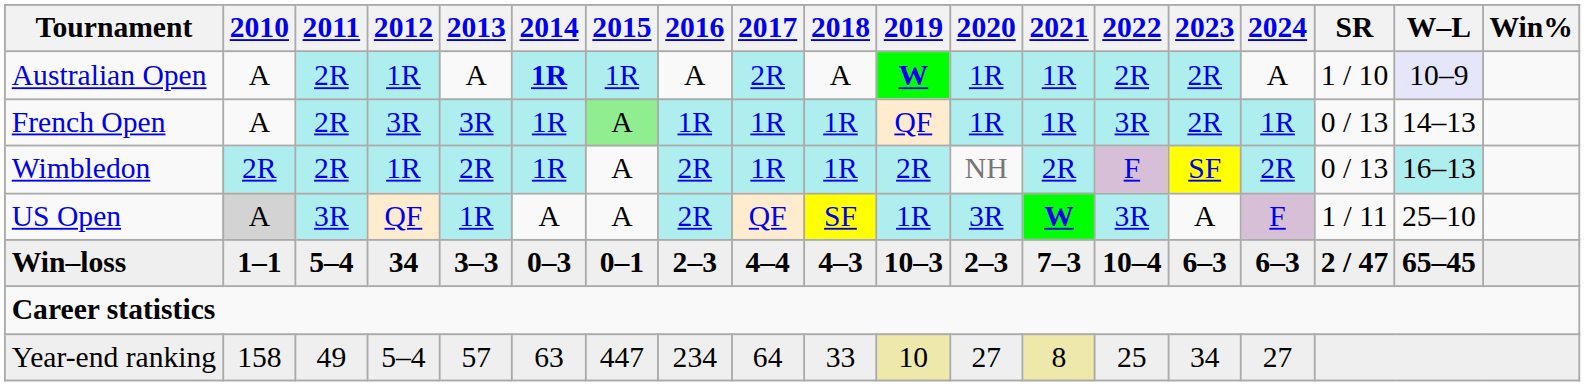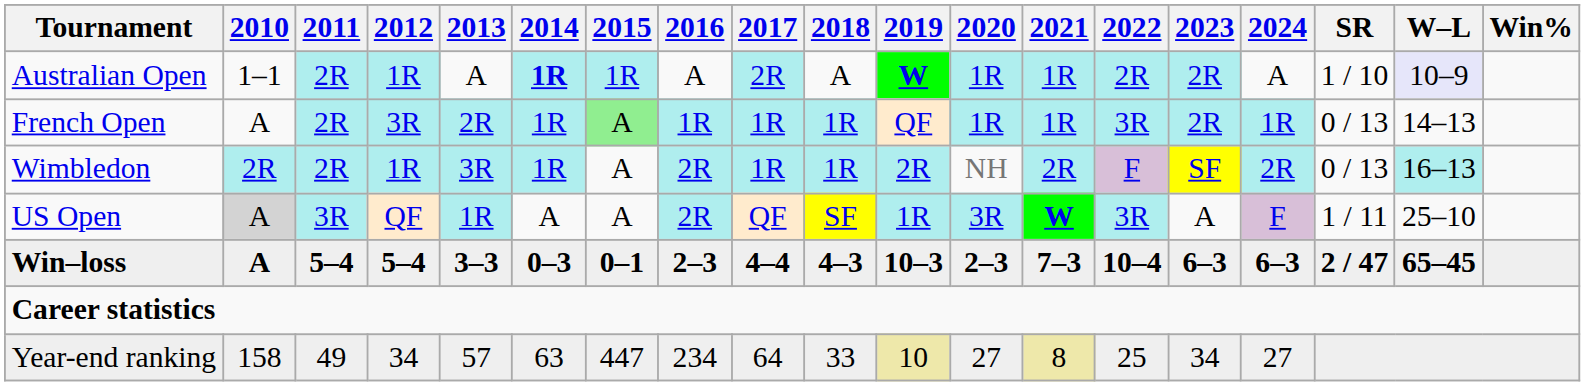(259, 74) A -> (259, 74) 1–1
(476, 121) 3R -> (476, 121) 2R
(476, 168) 2R -> (476, 168) 3R
(259, 262) 1–1 -> (259, 262) A
(403, 262) 34 -> (403, 262) 5–4
(403, 356) 5–4 -> (403, 356) 34
